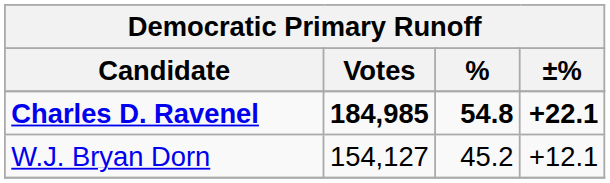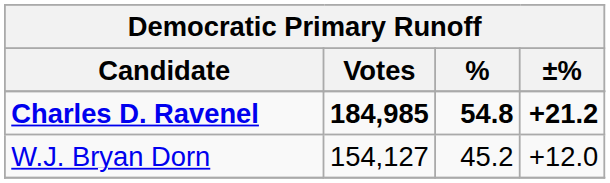(564, 114) +22.1 -> (564, 114) +21.2
(564, 157) +12.1 -> (564, 157) +12.0
